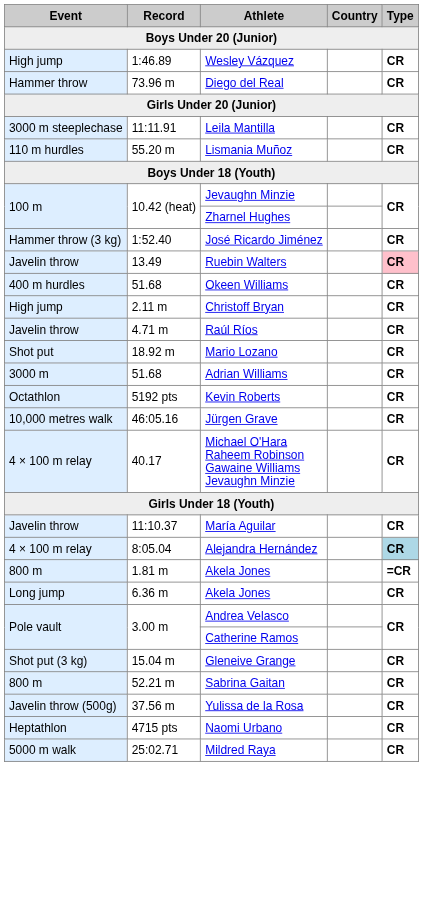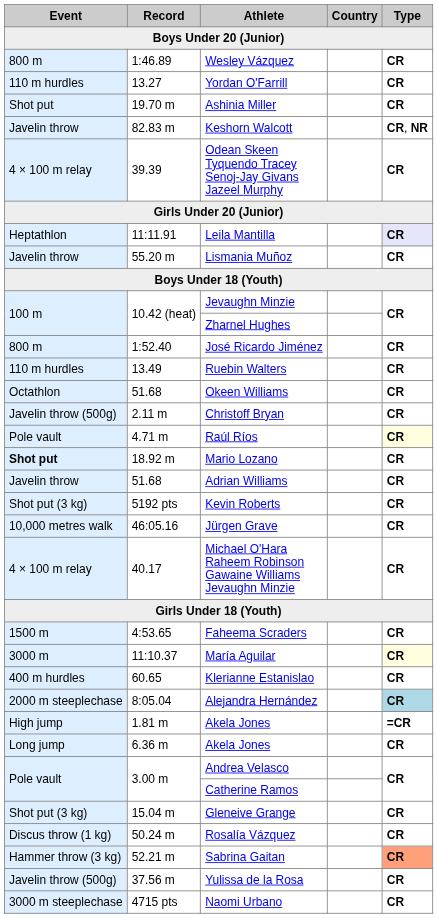(36, 60) High jump -> (26, 60) 800 m
+ row: (147, 83)
+ row: (153, 105)
- row: (153, 83)
+ row: (153, 128)
+ row: (147, 170)
(66, 128) 3000 m steeplechase -> (38, 235) Heptathlon
(395, 128) no background -> (395, 235) lavender background
(46, 150) 110 m hurdles -> (44, 257) Javelin throw
(65, 240) Hammer throw (3 kg) -> (26, 347) 800 m
(44, 262) Javelin throw -> (46, 369) 110 m hurdles
(395, 262) pink background -> (395, 369) no background
(47, 285) 400 m hurdles -> (35, 392) Octathlon
(36, 307) High jump -> (63, 414) Javelin throw (500g)
(44, 329) Javelin throw -> (35, 436) Pole vault
(395, 329) no background -> (395, 436) lightyellow background
(31, 352) normal -> (33, 459) bold
(29, 374) 3000 m -> (44, 481) Javelin throw
(35, 397) Octathlon -> (48, 504) Shot put (3 kg)
+ row: (152, 633)
(44, 526) Javelin throw -> (29, 656) 3000 m
(395, 526) no background -> (395, 656) lightyellow background
+ row: (147, 678)
(50, 548) 4 × 100 m relay -> (66, 700) 2000 m steeplechase
(26, 571) 800 m -> (36, 723) High jump
+ row: (153, 835)
(26, 683) 800 m -> (65, 857) Hammer throw (3 kg)
(395, 683) no background -> (395, 857) lightsalmon background
(38, 728) Heptathlon -> (66, 902) 3000 m steeplechase
- row: (155, 750)
